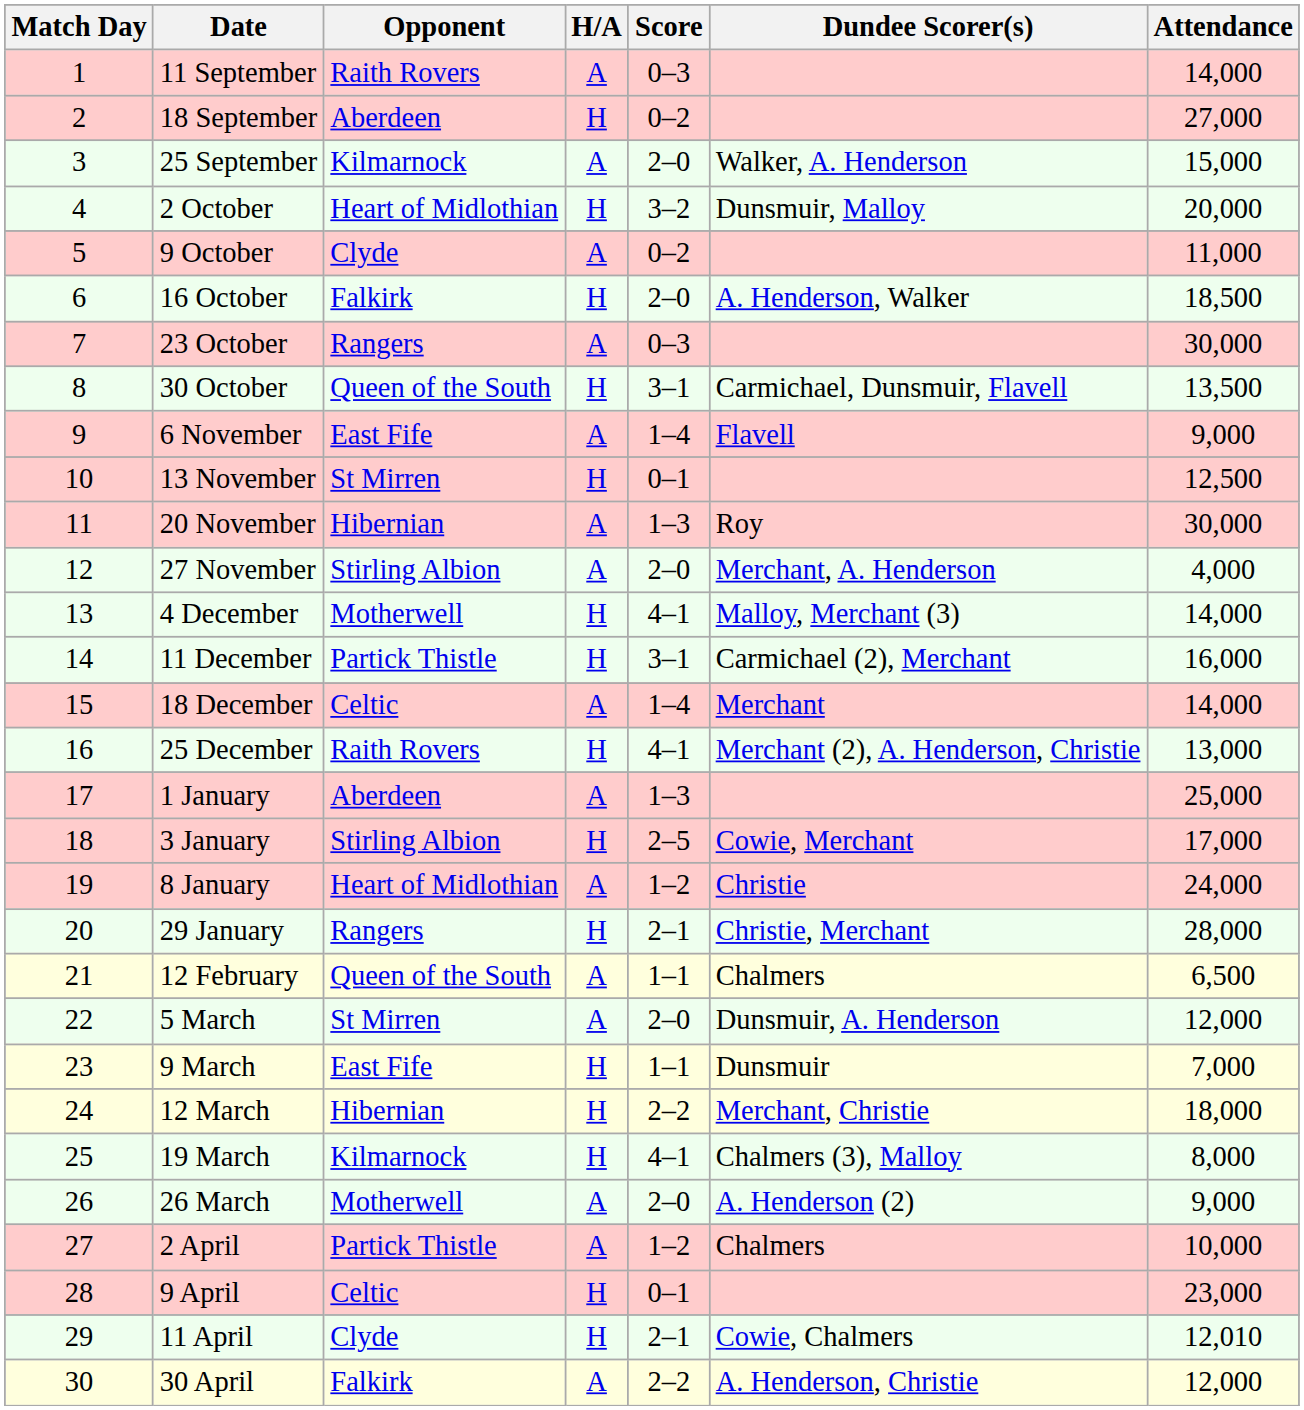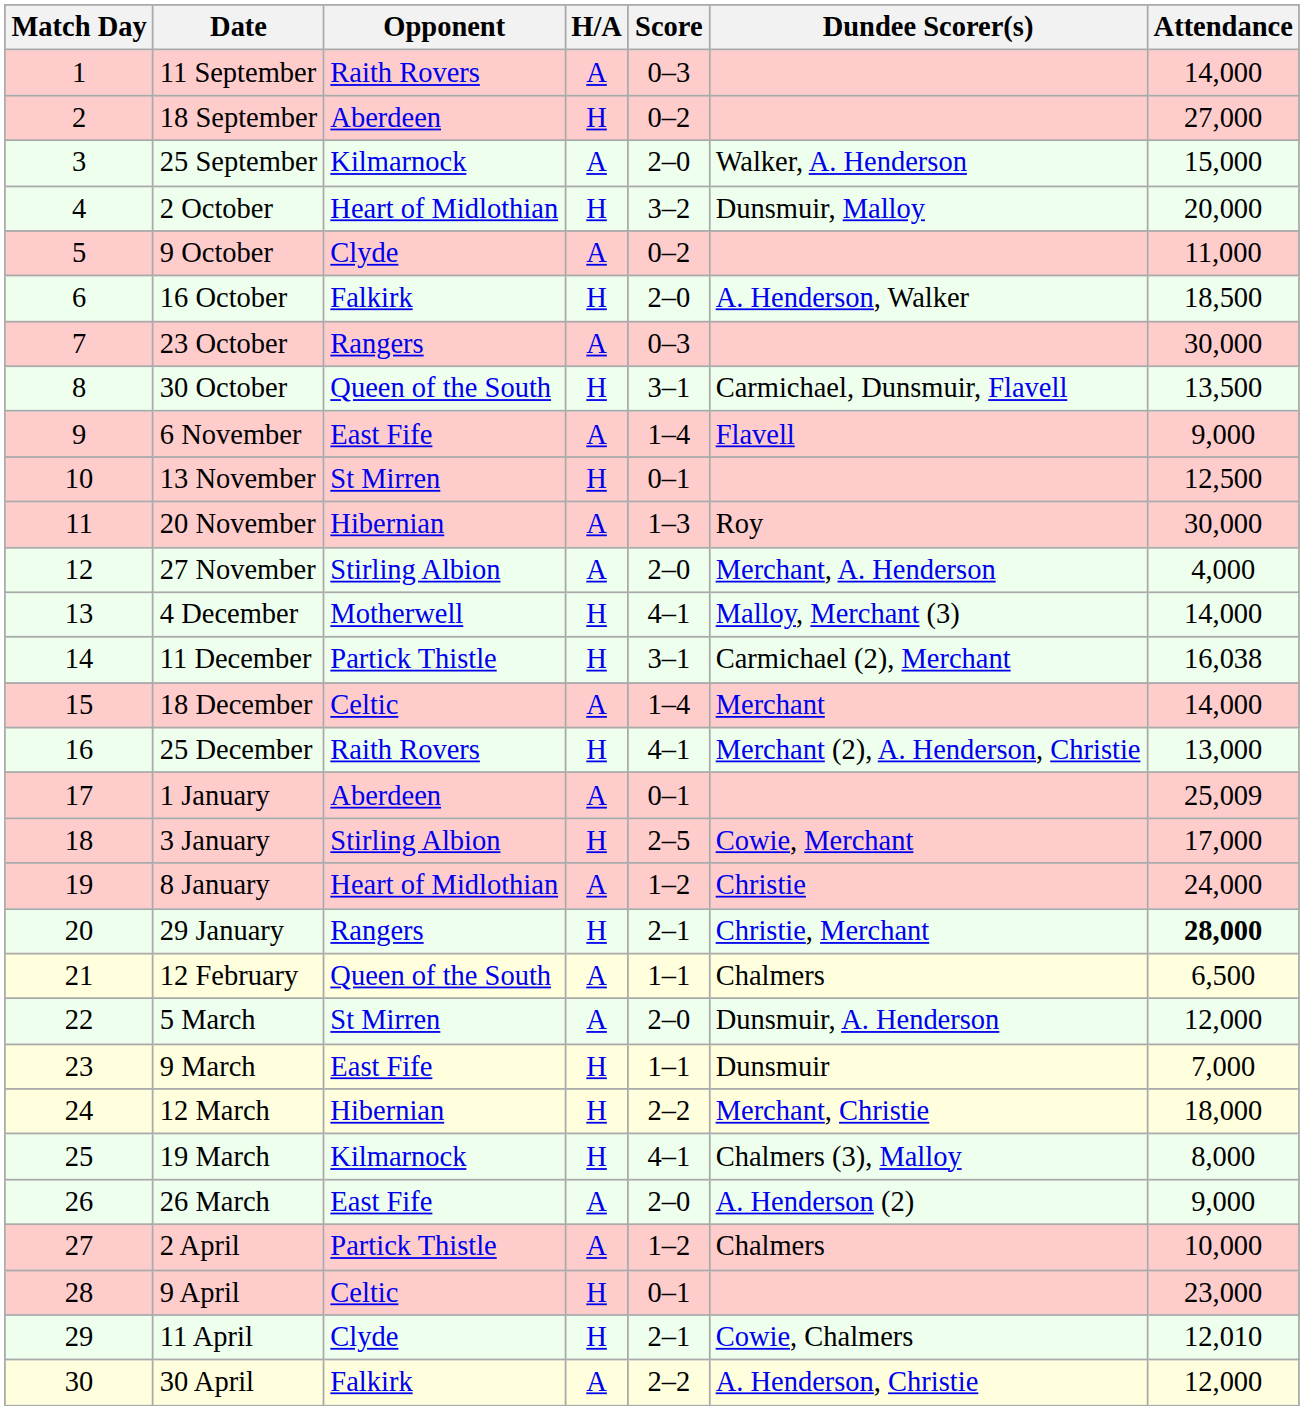(1223, 659) 16,000 -> (1223, 659) 16,038
(669, 794) 1–3 -> (669, 794) 0–1
(1223, 794) 25,000 -> (1223, 794) 25,009
(1223, 930) normal -> (1223, 930) bold
(397, 1201) Motherwell -> (381, 1201) East Fife
